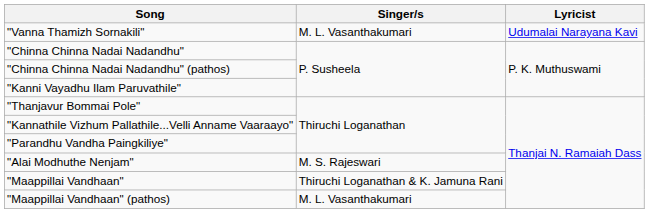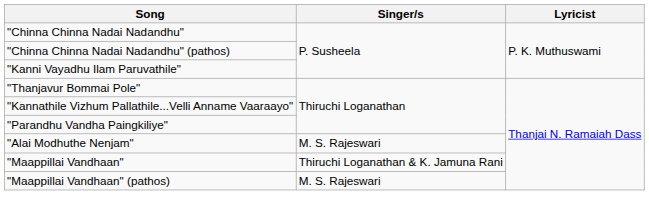- row: (76, 32)
(355, 199) M. L. Vasanthakumari -> (340, 181) M. S. Rajeswari
